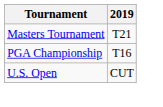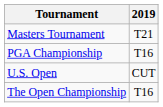+ row: (67, 92)
